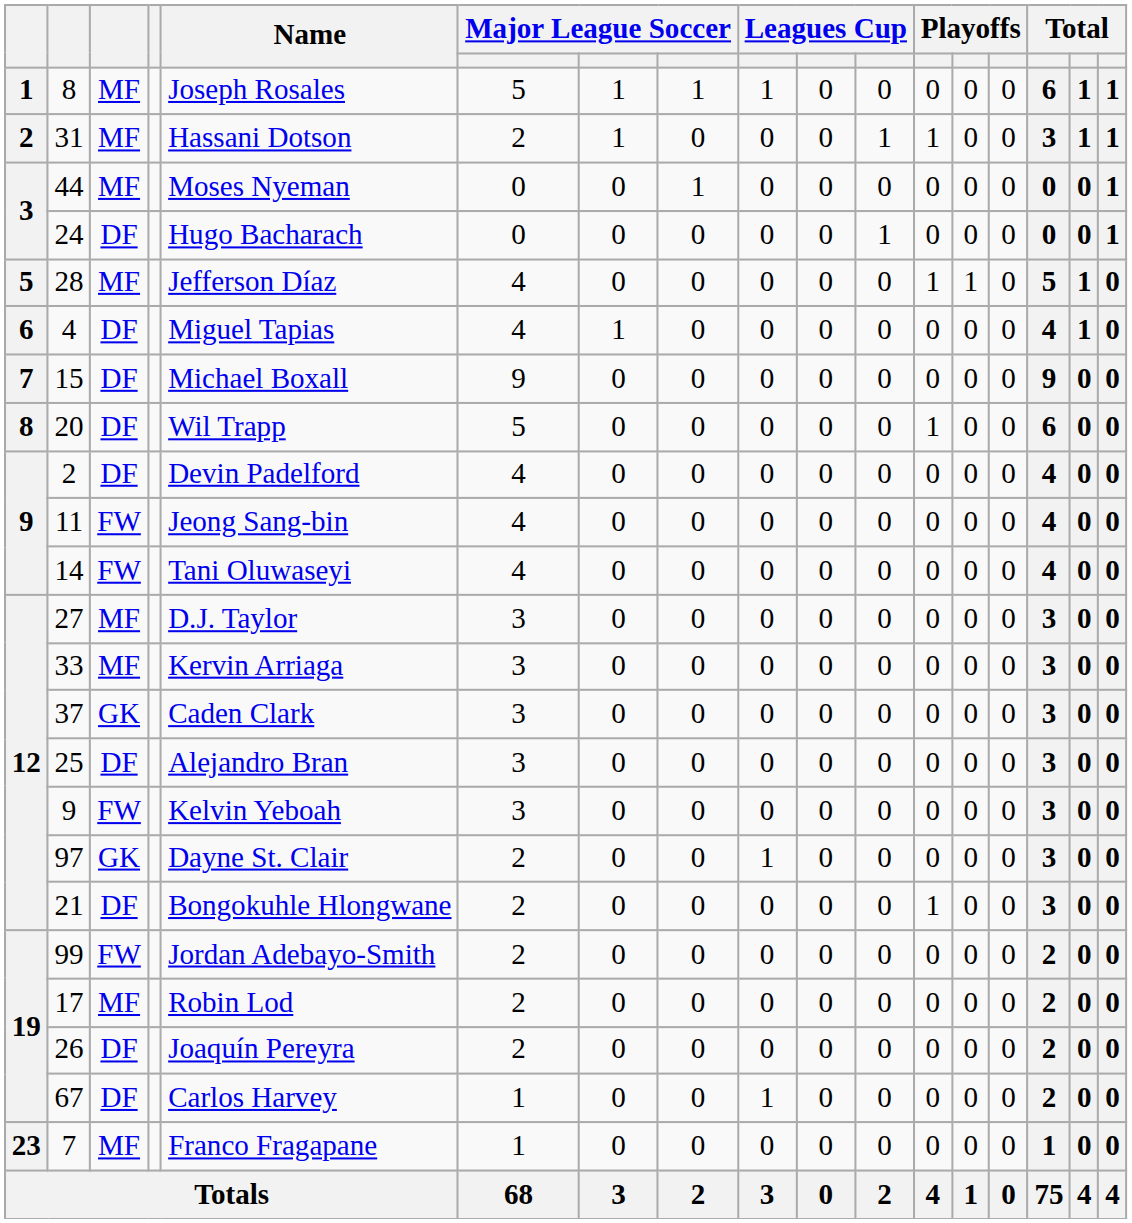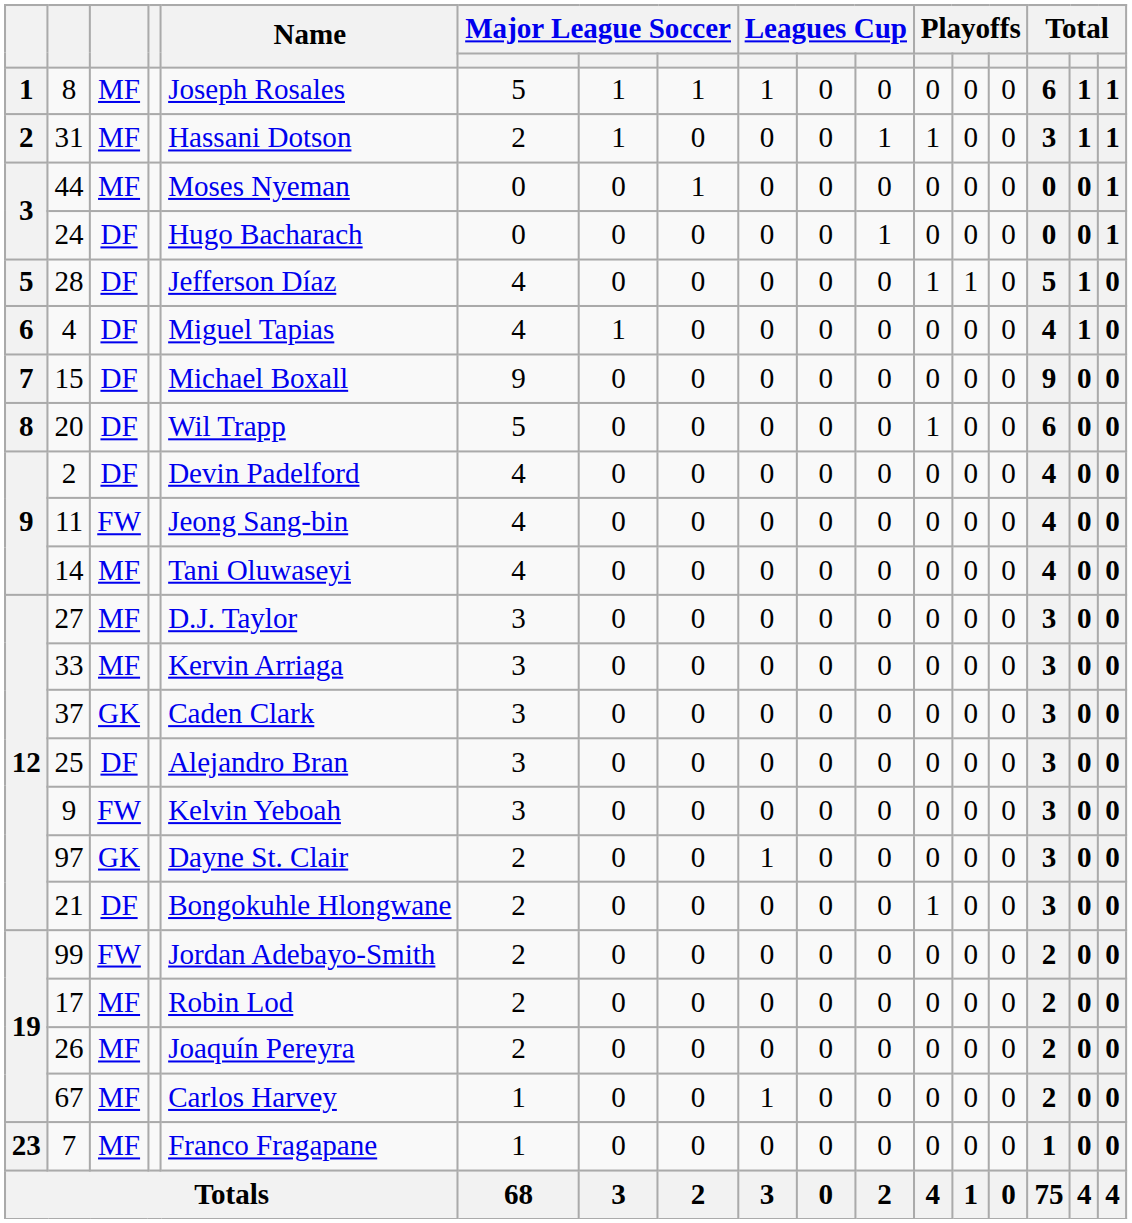(119, 282) MF -> (119, 282) DF
(119, 570) FW -> (119, 570) MF
(119, 1049) DF -> (119, 1049) MF
(119, 1097) DF -> (119, 1097) MF
